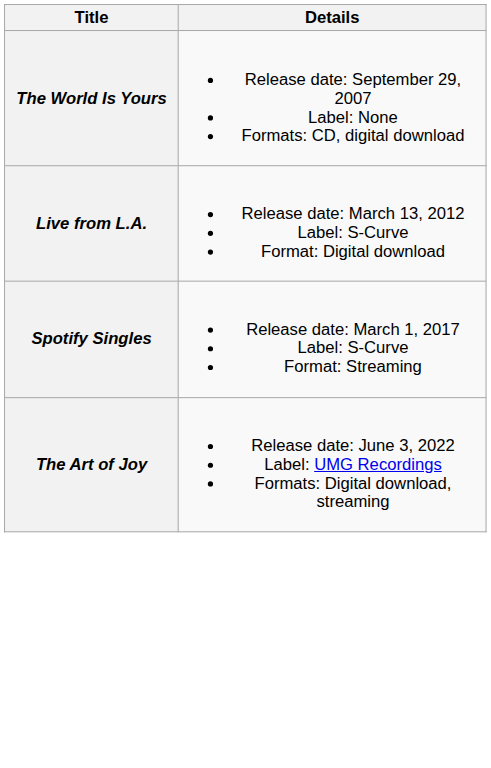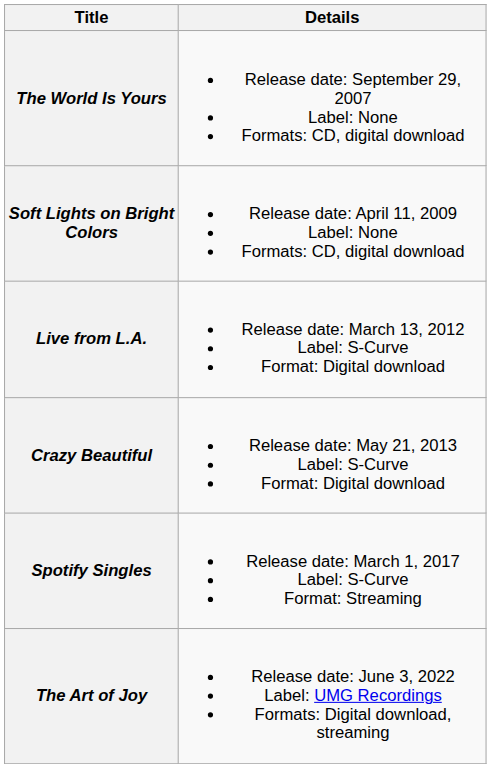+ row: (92, 223)
+ row: (92, 455)
